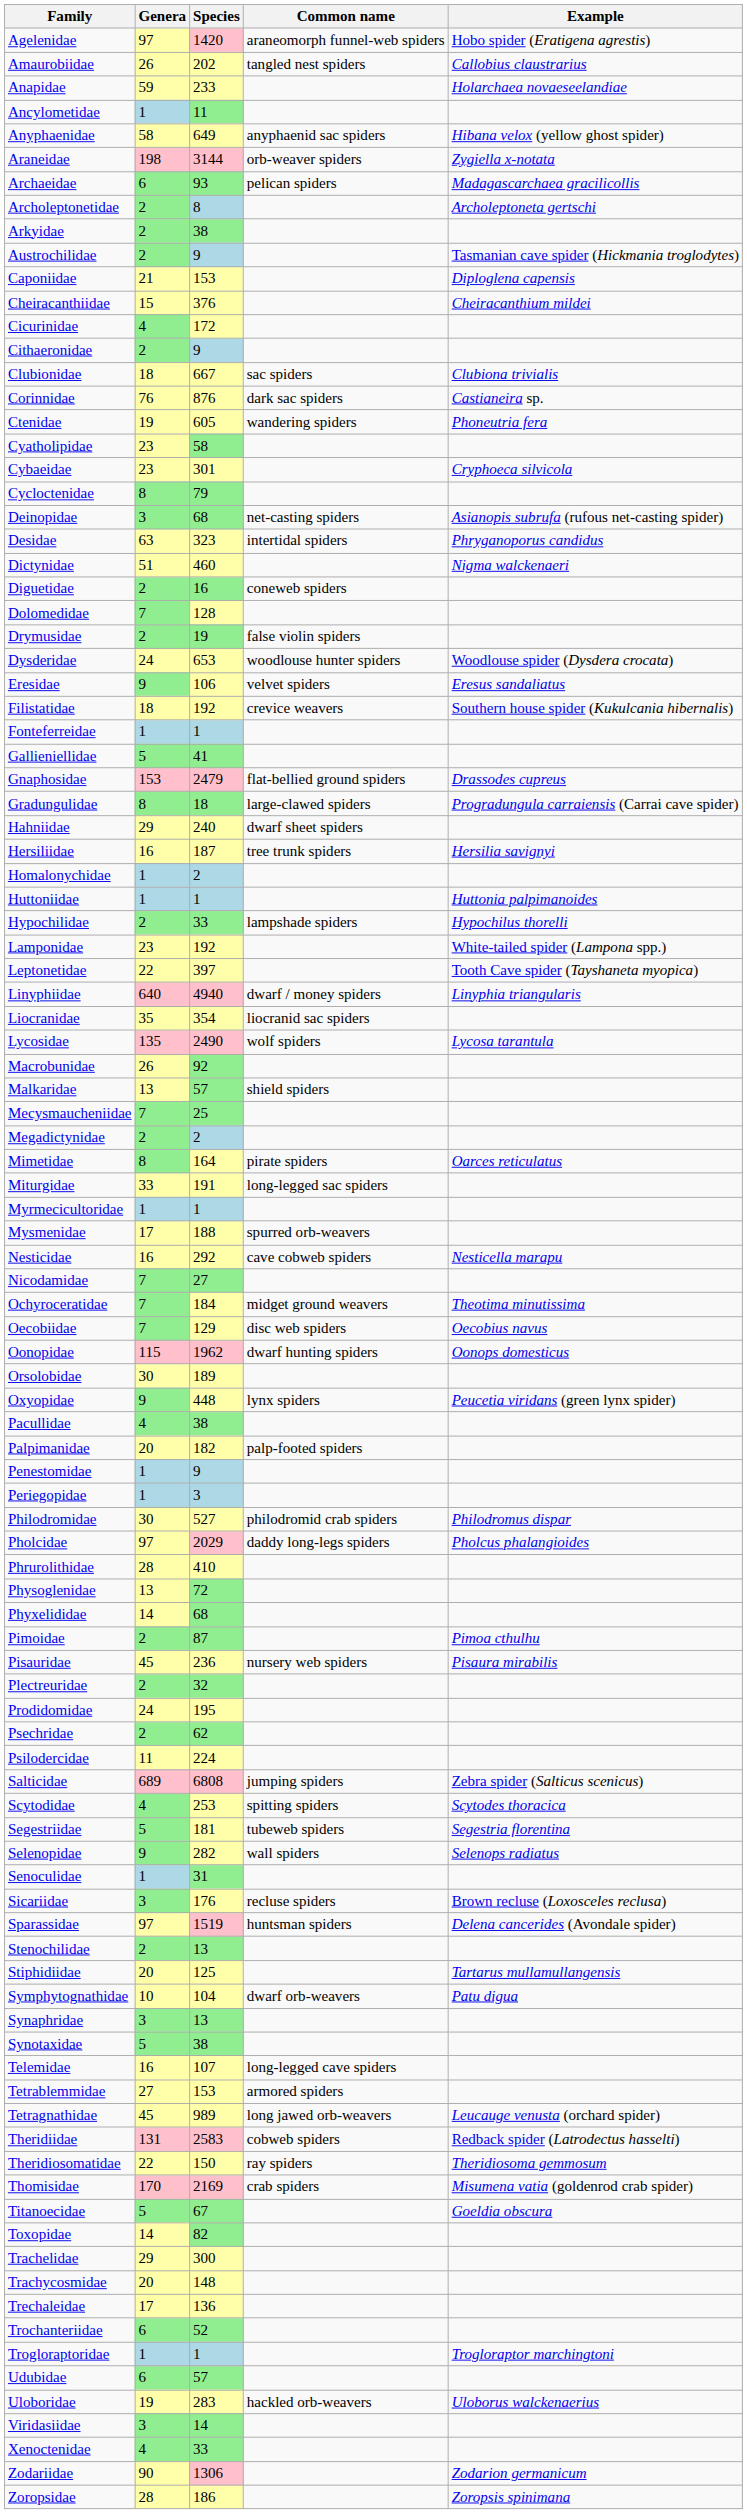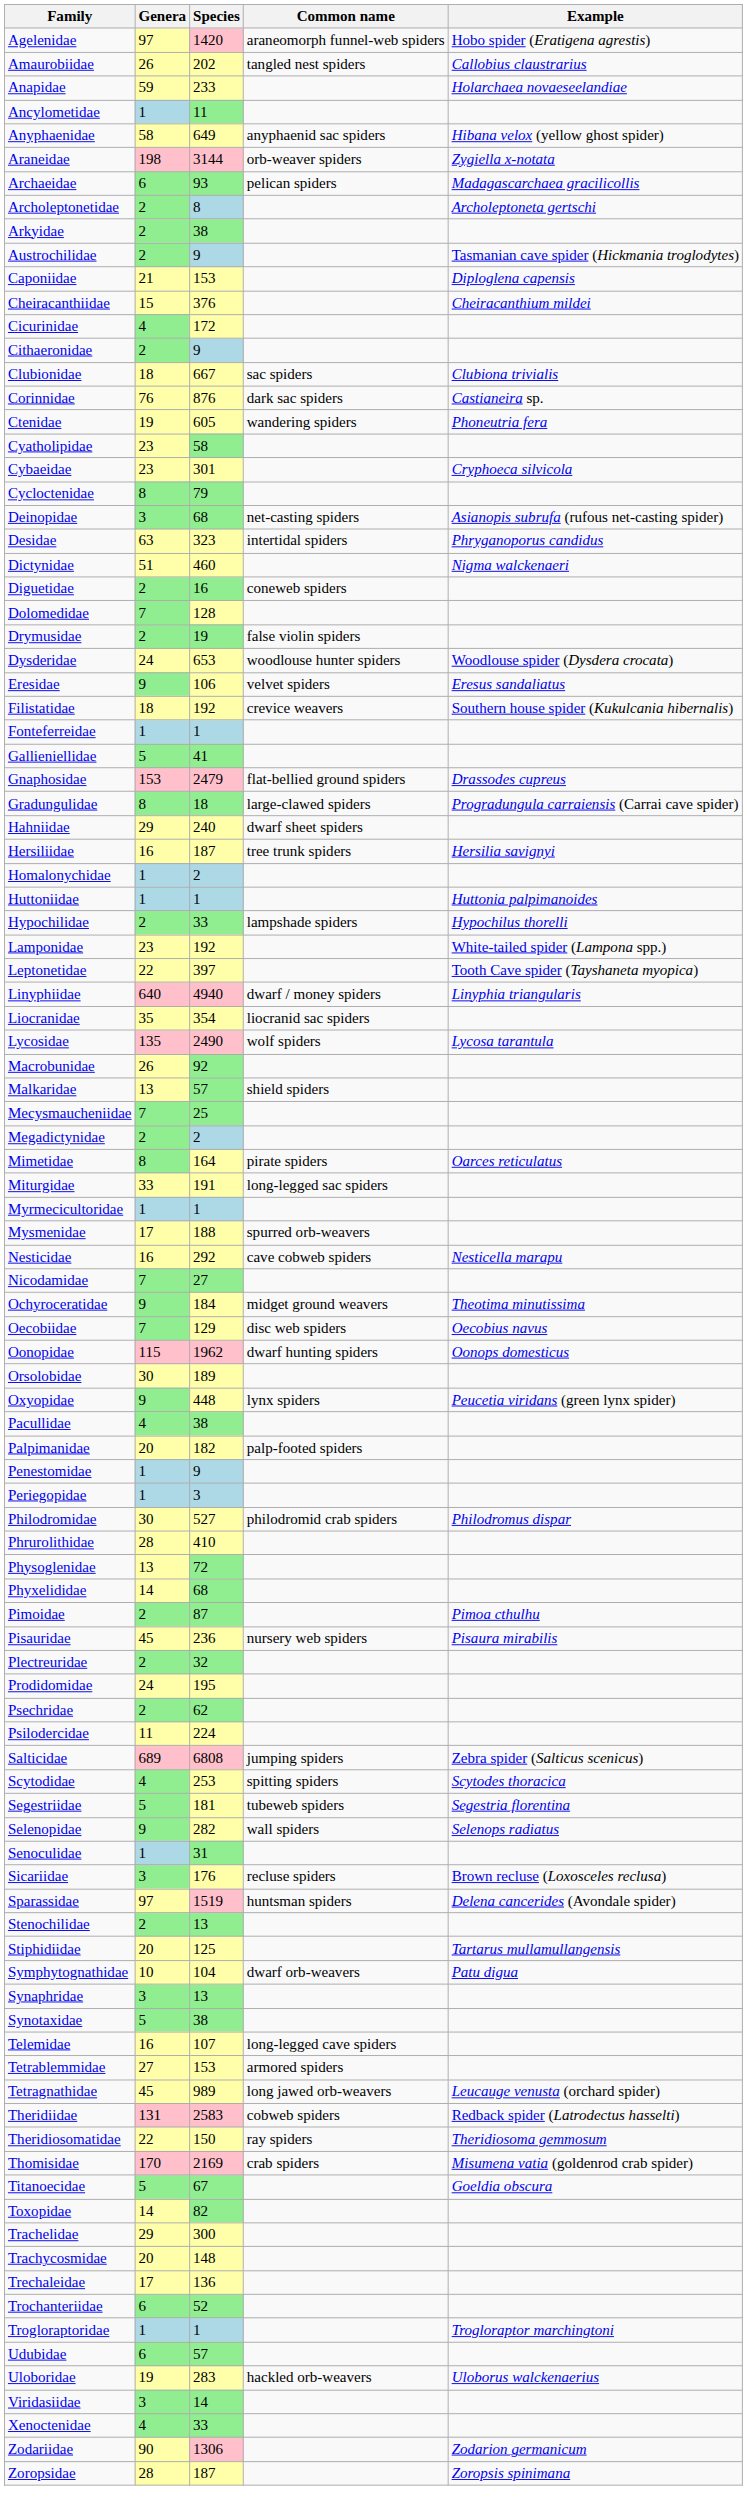(142, 1304) 7 -> (142, 1304) 9
- row: (38, 1542)
(204, 2497) 186 -> (204, 2473) 187
